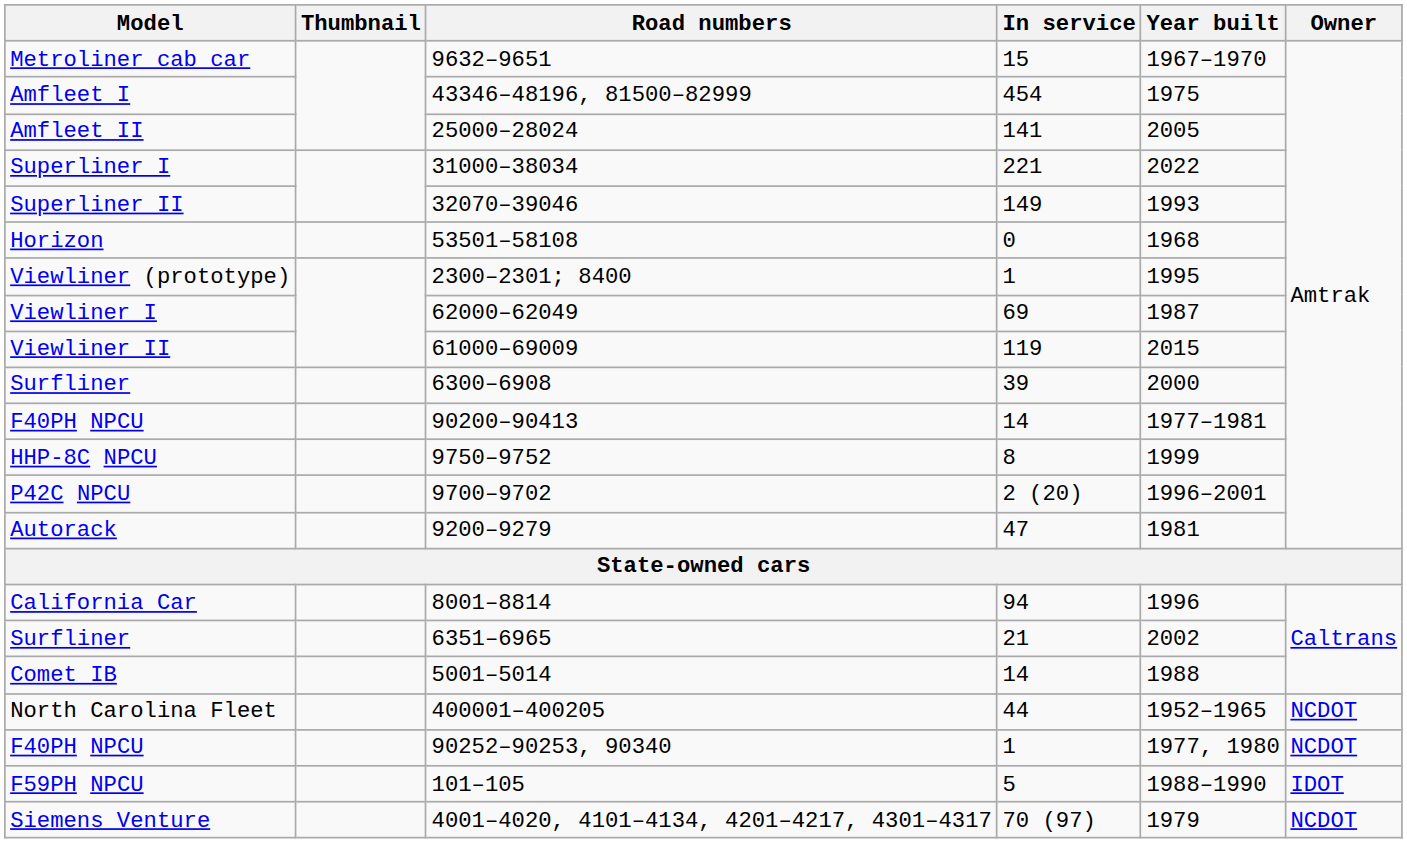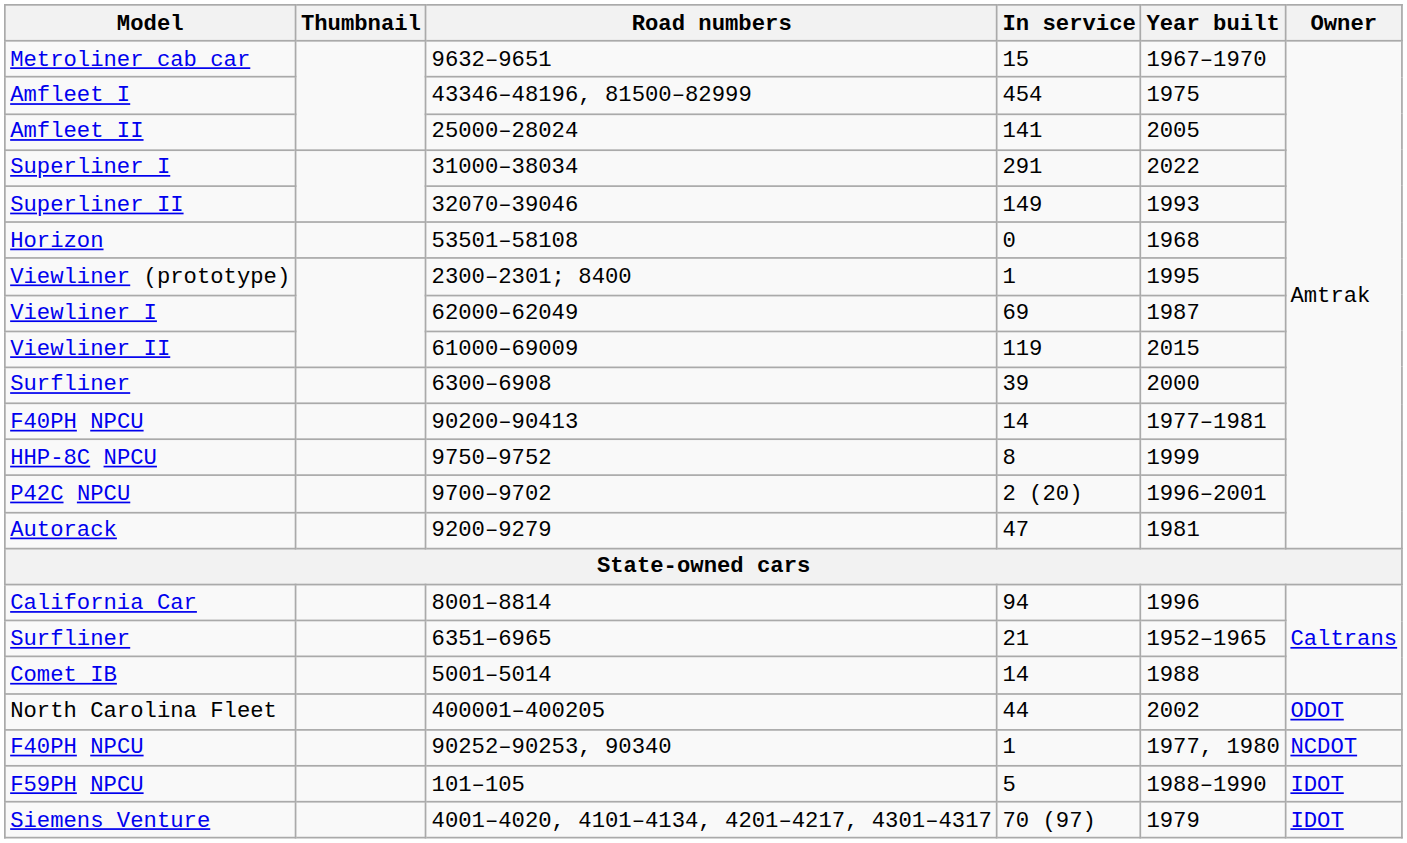(1022, 168) 221 -> (1022, 168) 291
(1173, 639) 2002 -> (1206, 639) 1952–1965
(1206, 711) 1952–1965 -> (1173, 711) 2002
(1324, 711) NCDOT -> (1317, 711) ODOT
(1324, 820) NCDOT -> (1317, 820) IDOT
